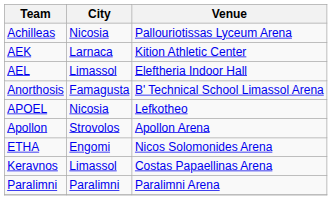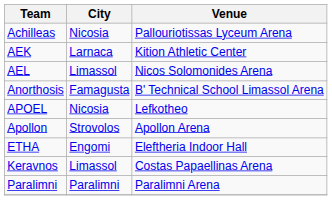(191, 71) Eleftheria Indoor Hall -> (204, 71) Nicos Solomonides Arena
(204, 147) Nicos Solomonides Arena -> (191, 147) Eleftheria Indoor Hall
